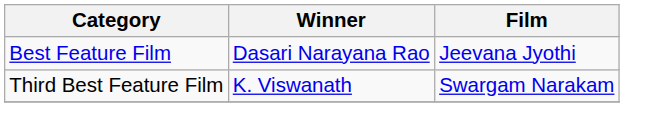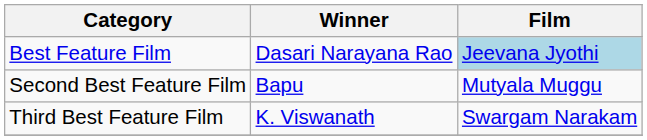(507, 53) no background -> (530, 53) lightblue background
+ row: (128, 85)
